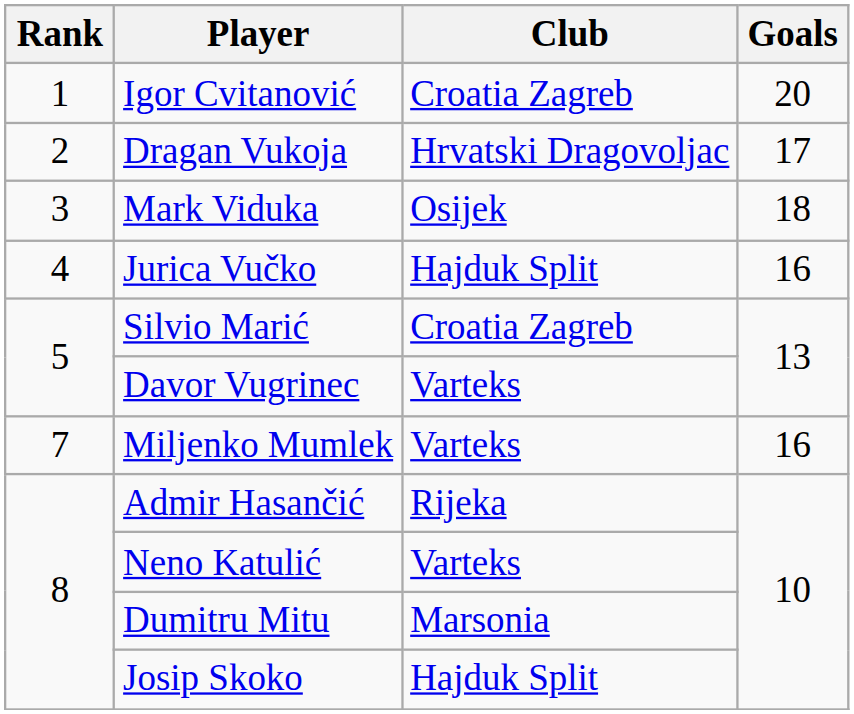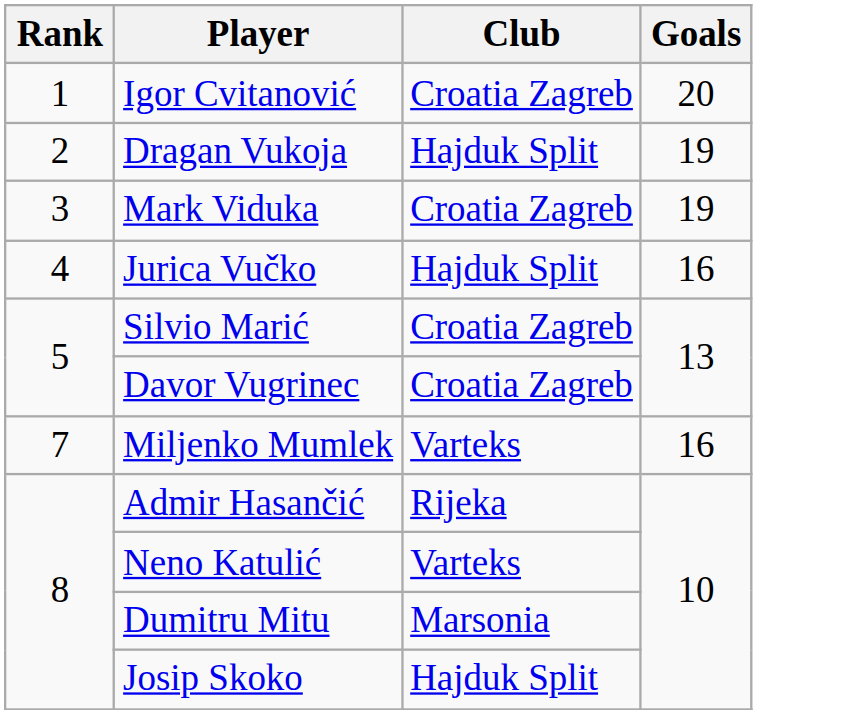(570, 151) Hrvatski Dragovoljac -> (504, 151) Hajduk Split
(793, 151) 17 -> (696, 151) 19
(458, 209) Osijek -> (522, 209) Croatia Zagreb
(793, 209) 18 -> (696, 209) 19
(466, 385) Varteks -> (522, 385) Croatia Zagreb
